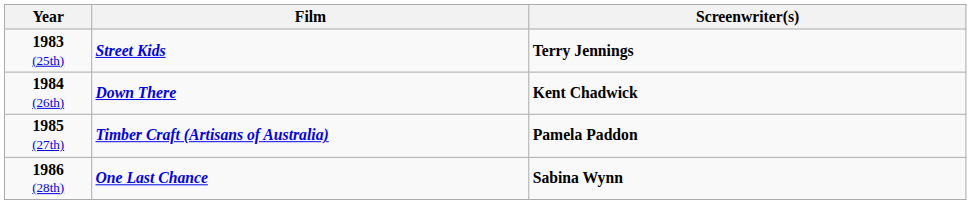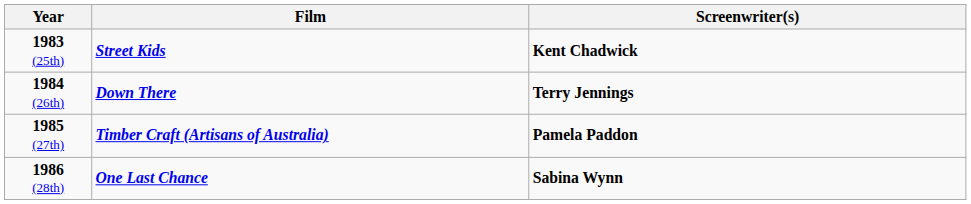(583, 50) Terry Jennings -> (585, 50) Kent Chadwick
(585, 93) Kent Chadwick -> (583, 93) Terry Jennings
